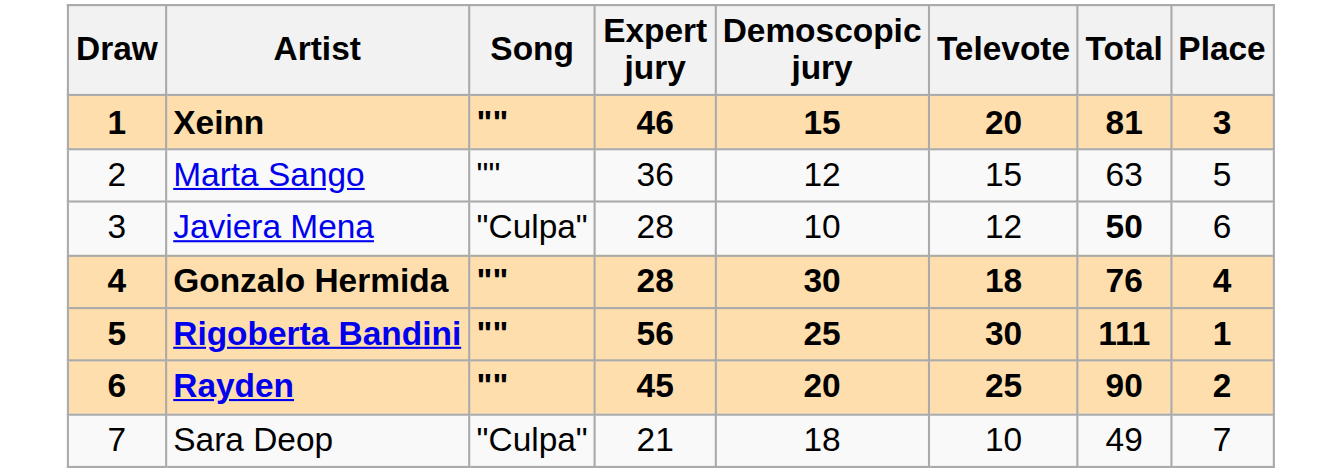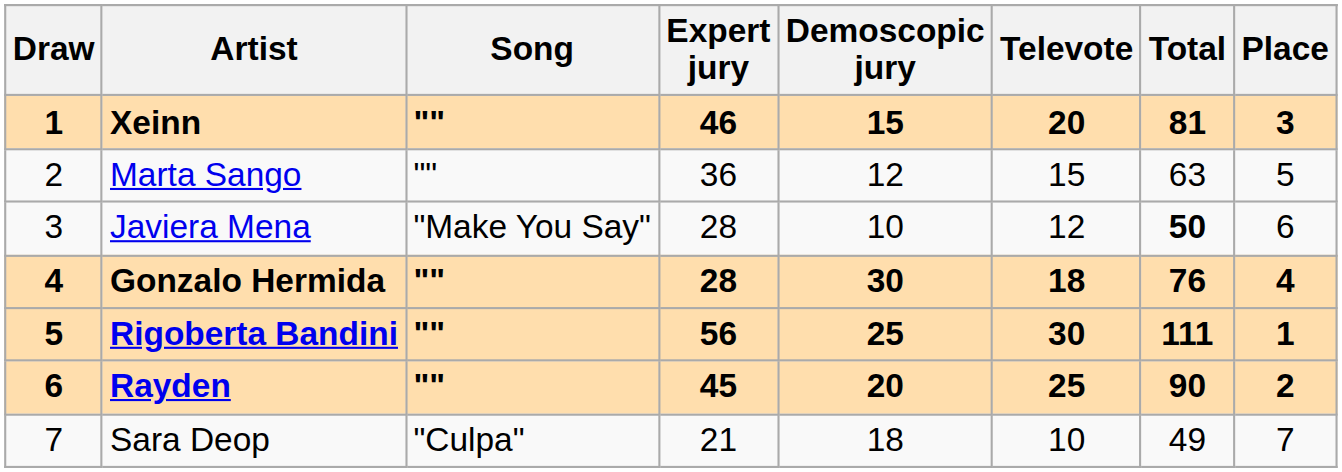(532, 227) "Culpa" -> (532, 227) "Make You Say"
